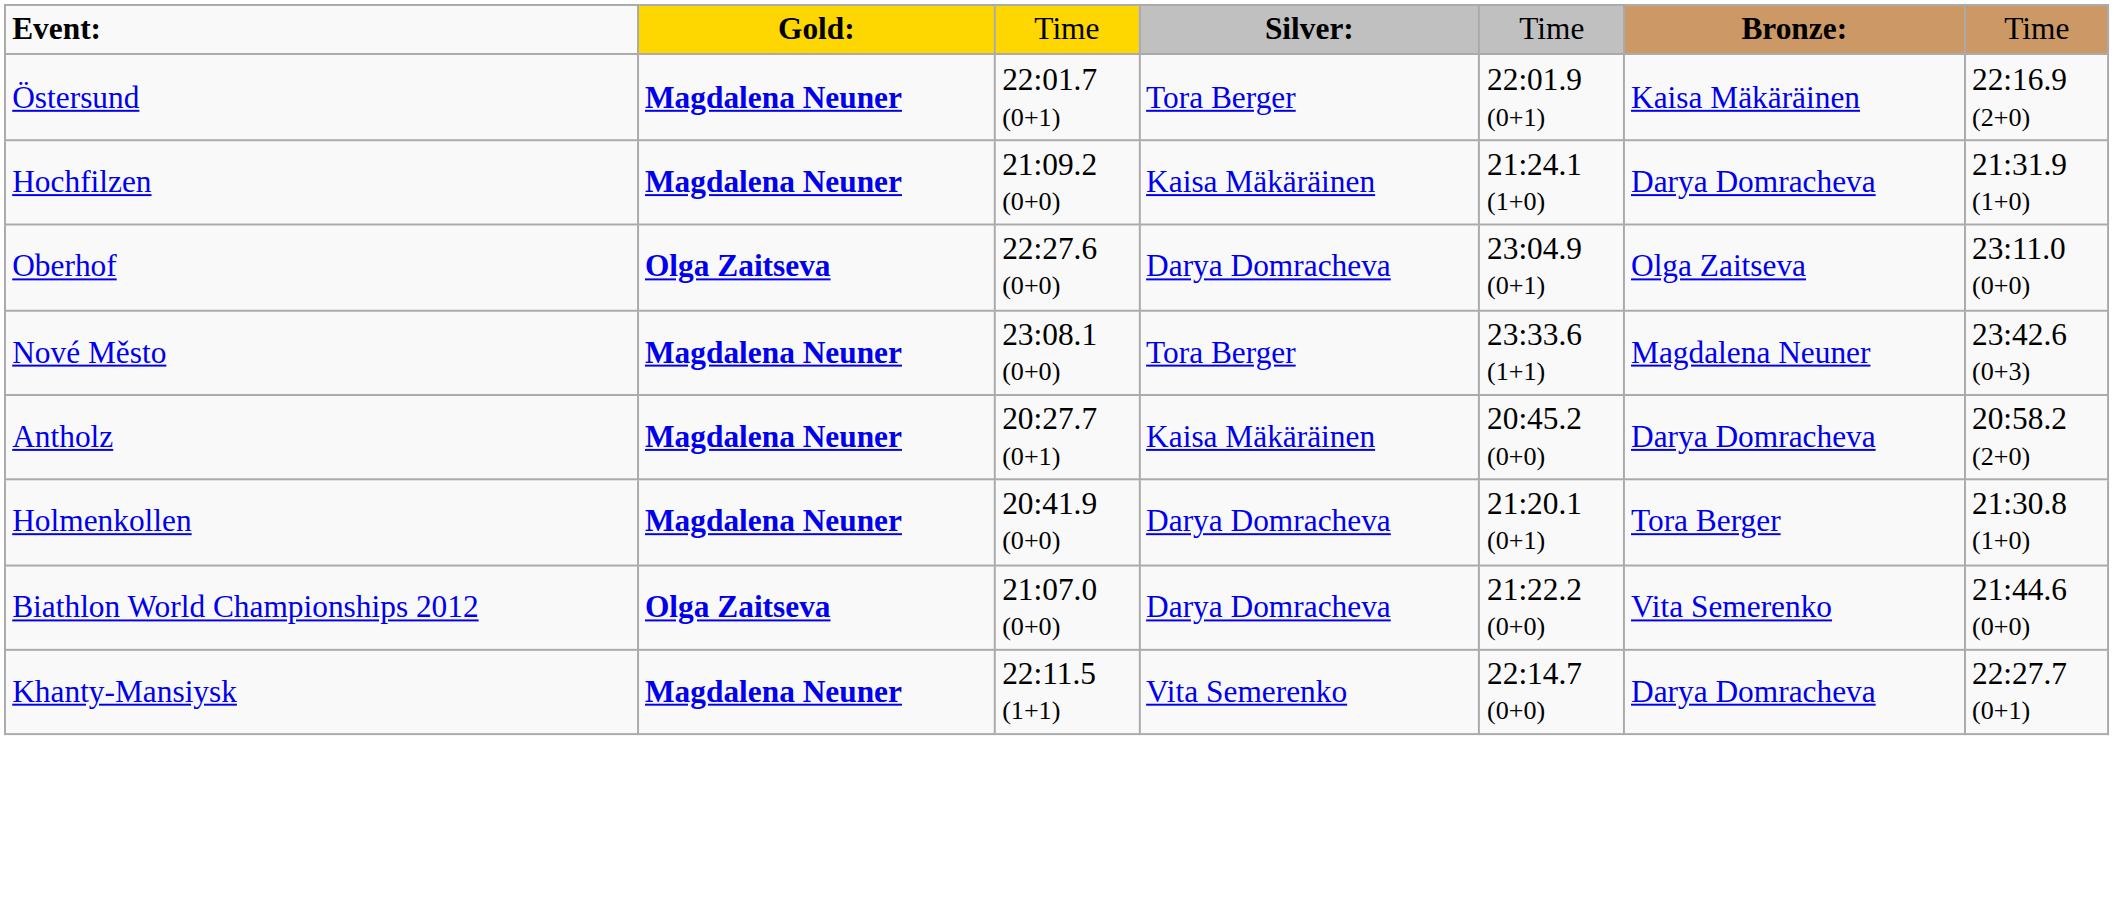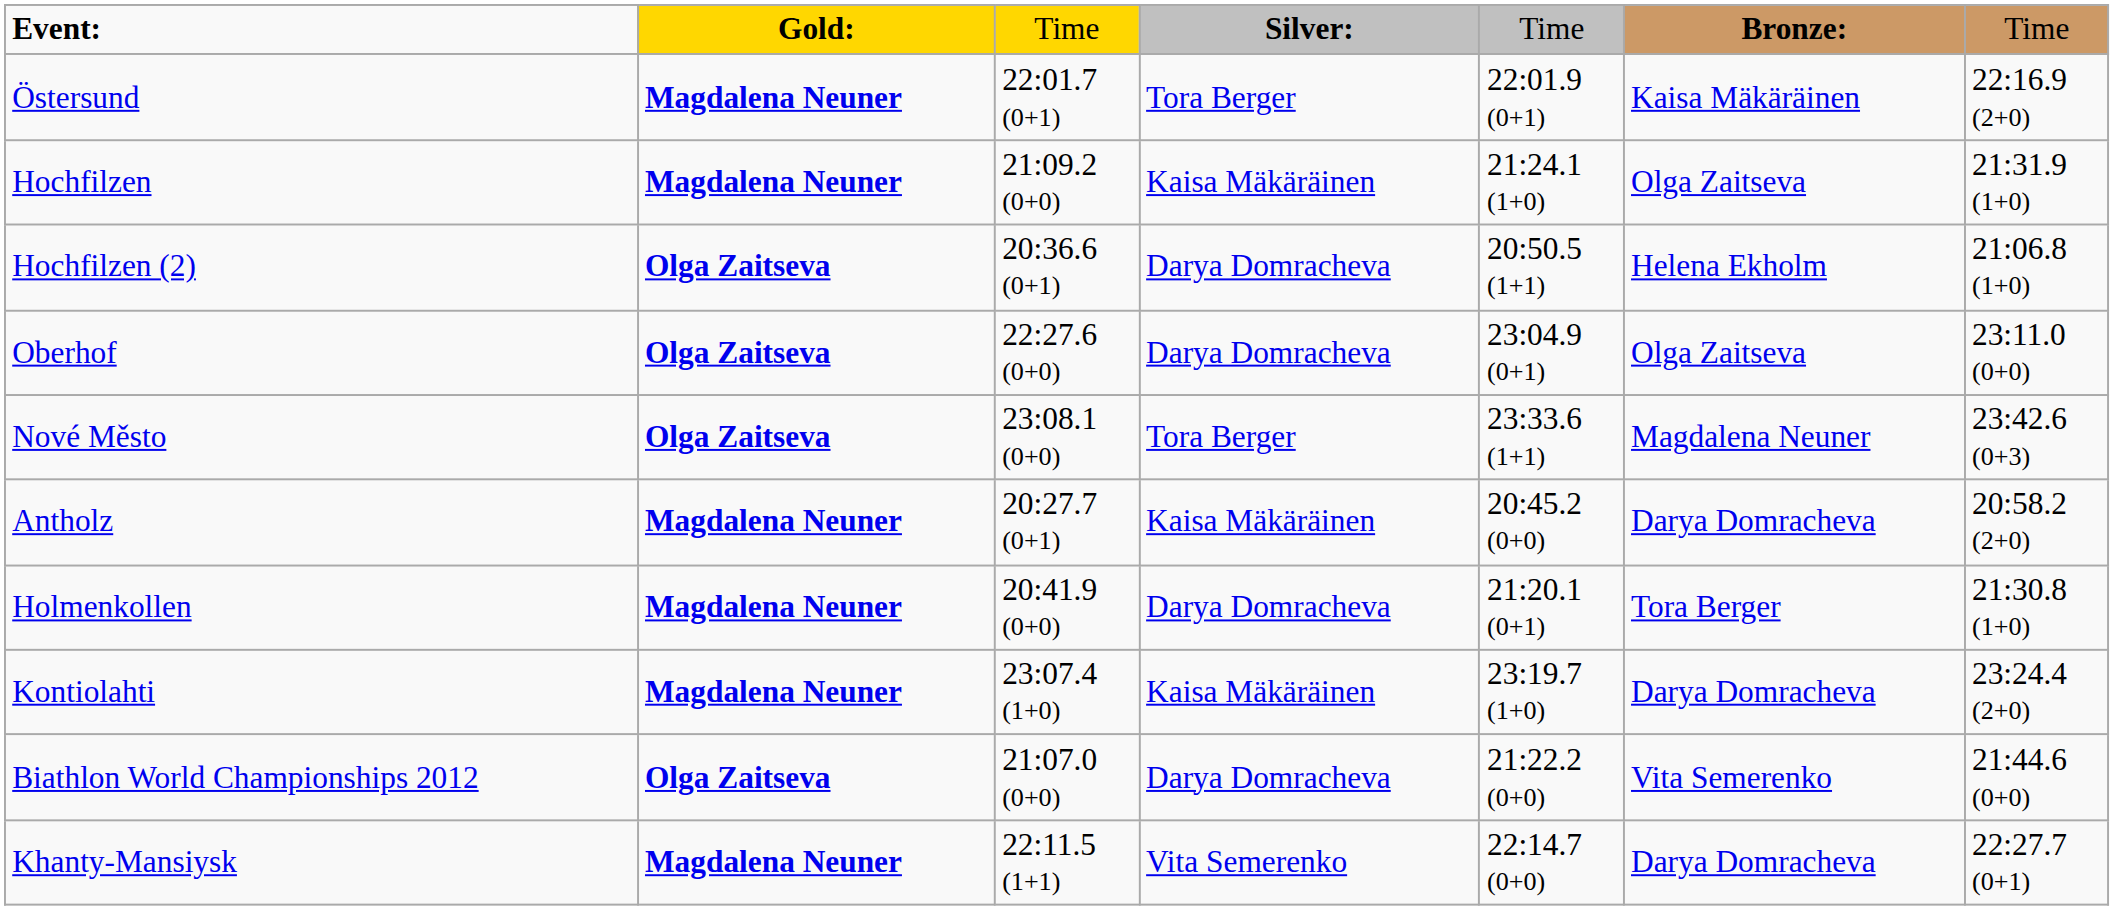(1753, 181) Darya Domracheva -> (1719, 181) Olga Zaitseva
+ row: (104, 266)
(773, 351) Magdalena Neuner -> (738, 436) Olga Zaitseva
+ row: (84, 691)
